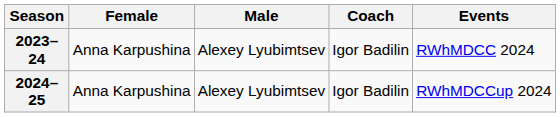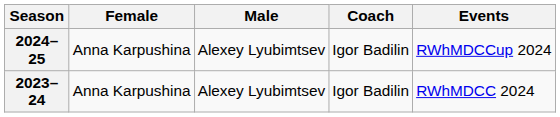rows swapped: (37, 49) <-> (37, 91)
